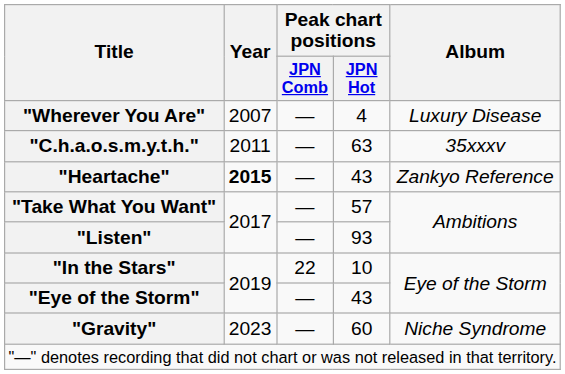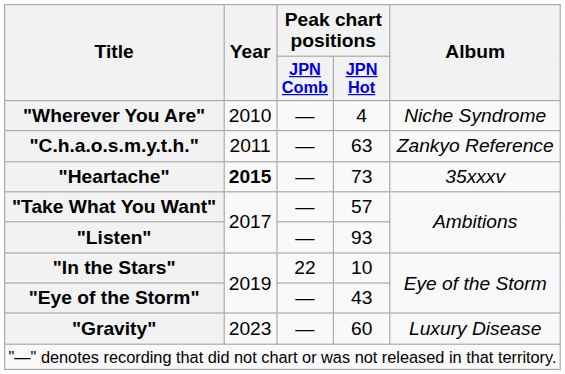(250, 115) 2007 -> (250, 115) 2010
(475, 115) Luxury Disease -> (475, 115) Niche Syndrome
(475, 145) 35xxxv -> (475, 145) Zankyo Reference
(362, 176) 43 -> (362, 176) 73
(475, 176) Zankyo Reference -> (475, 176) 35xxxv
(475, 328) Niche Syndrome -> (475, 328) Luxury Disease
